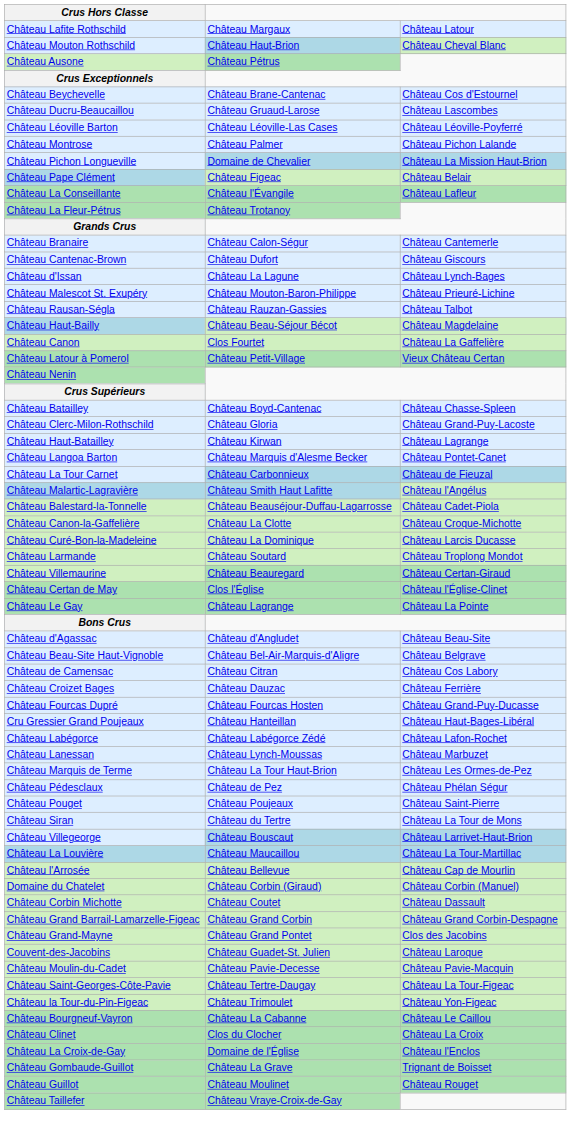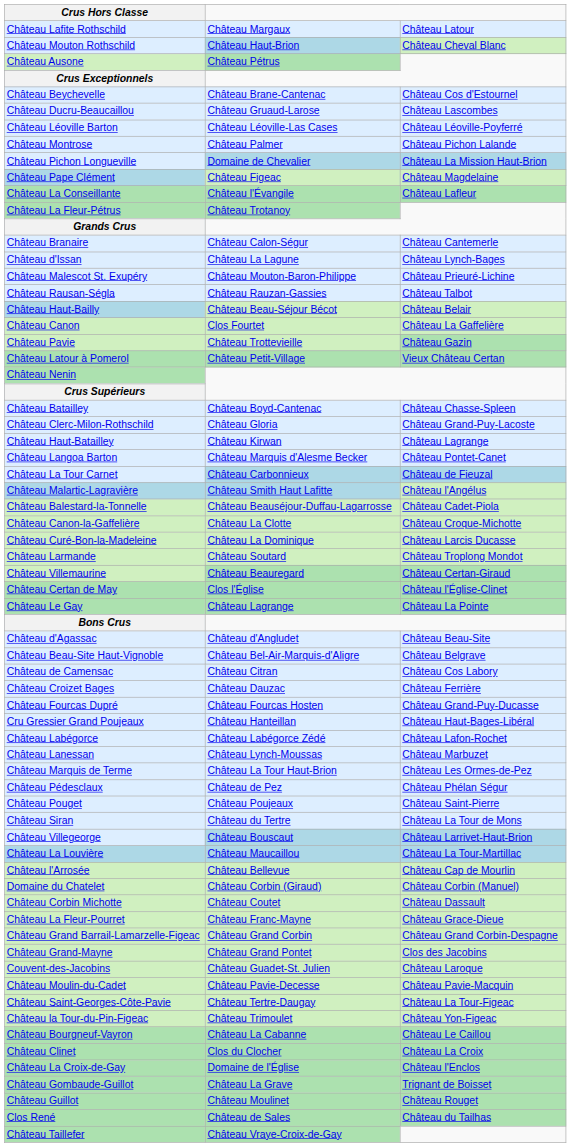(437, 177) Château Belair -> (450, 177) Château Magdelaine
- row: (67, 260)
(450, 326) Château Magdelaine -> (437, 309) Château Belair
+ row: (41, 342)
+ row: (66, 919)
+ row: (31, 1117)
